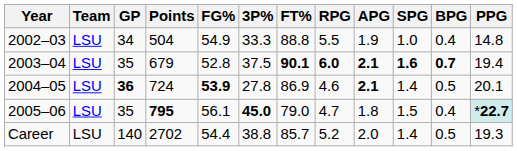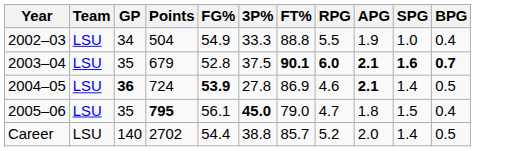- column: (492, 16)
